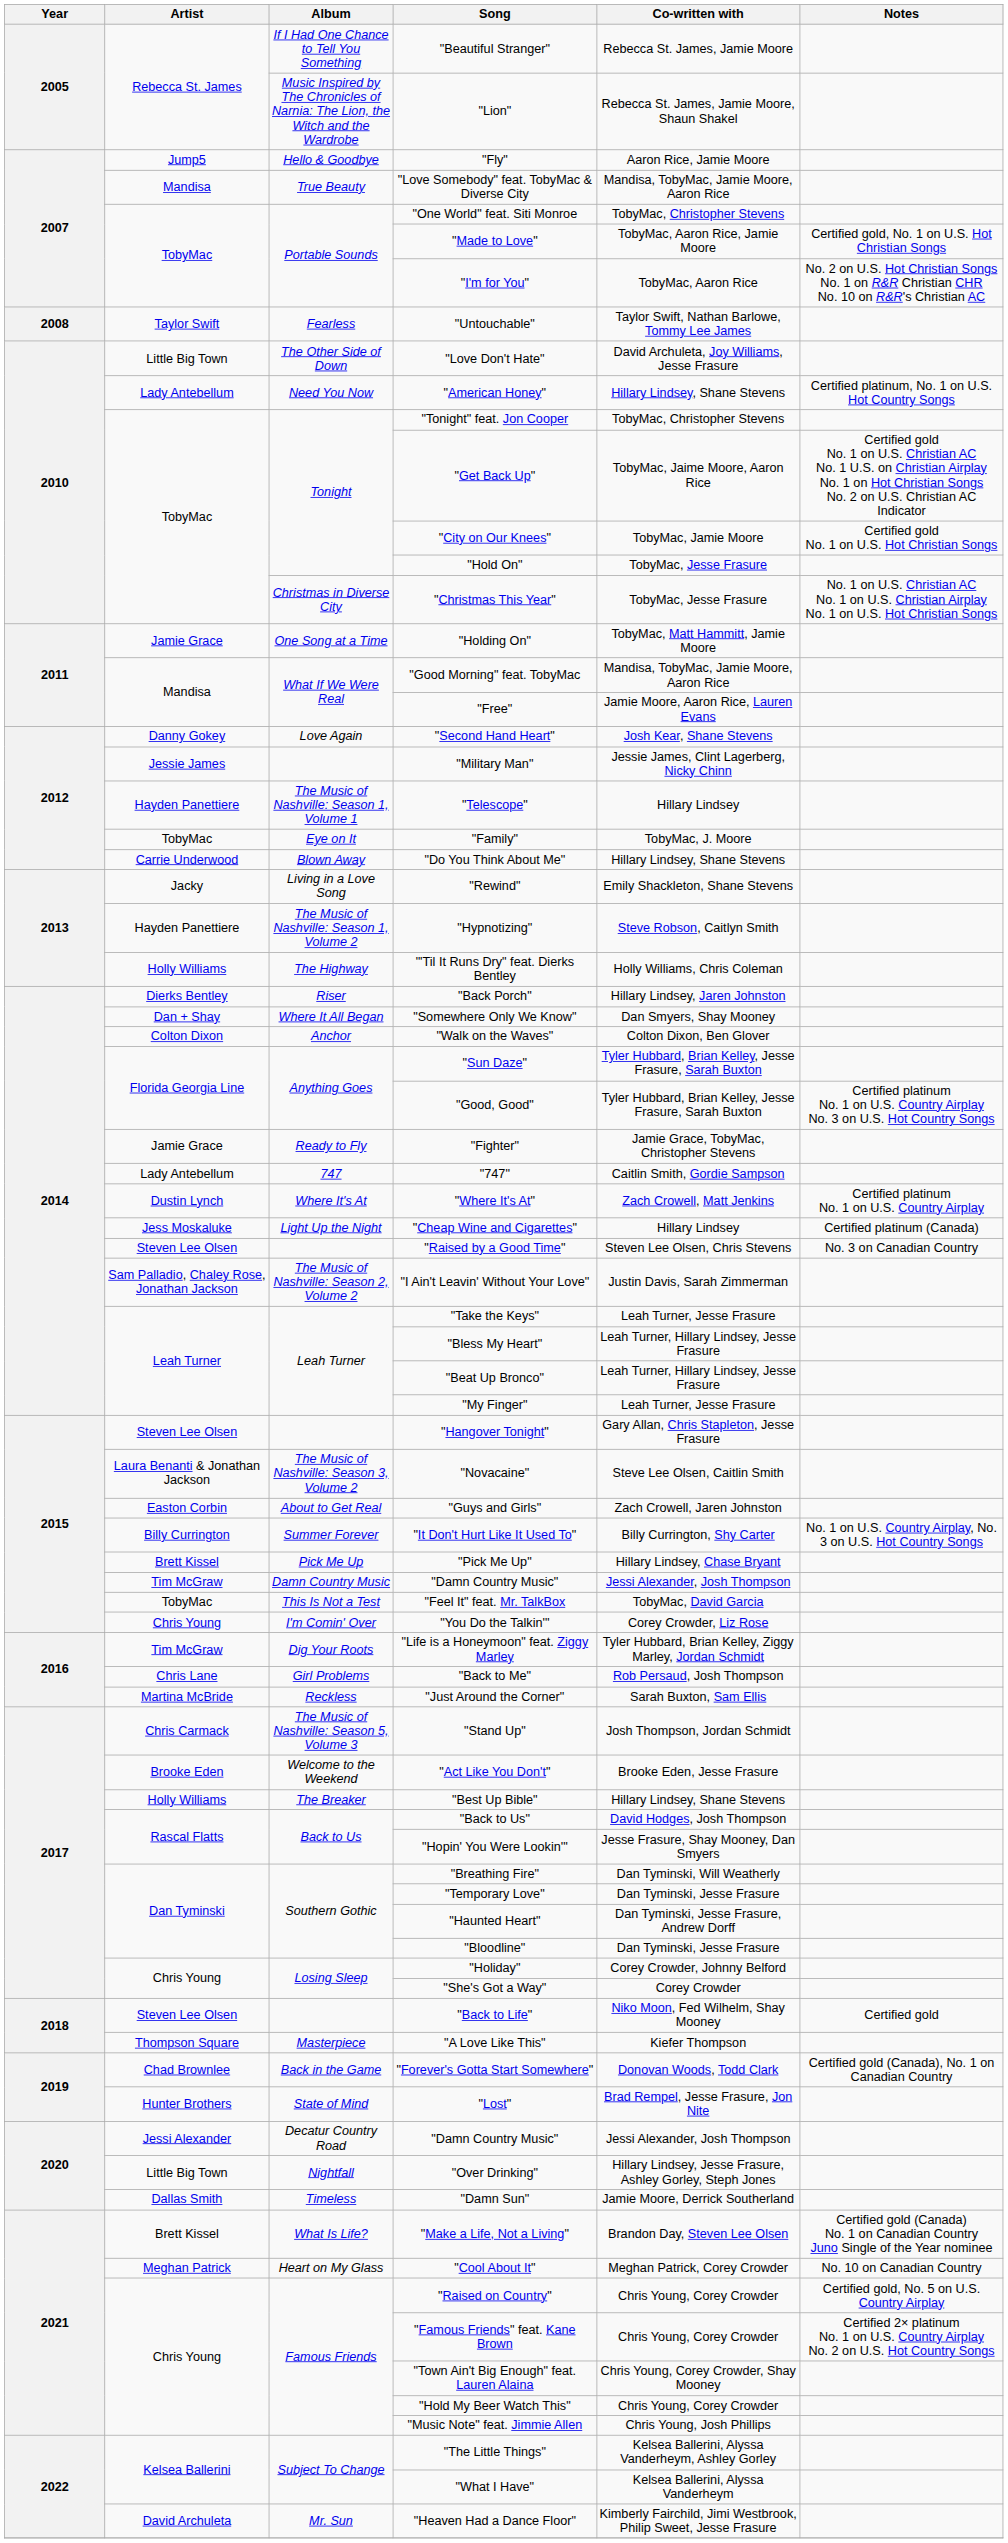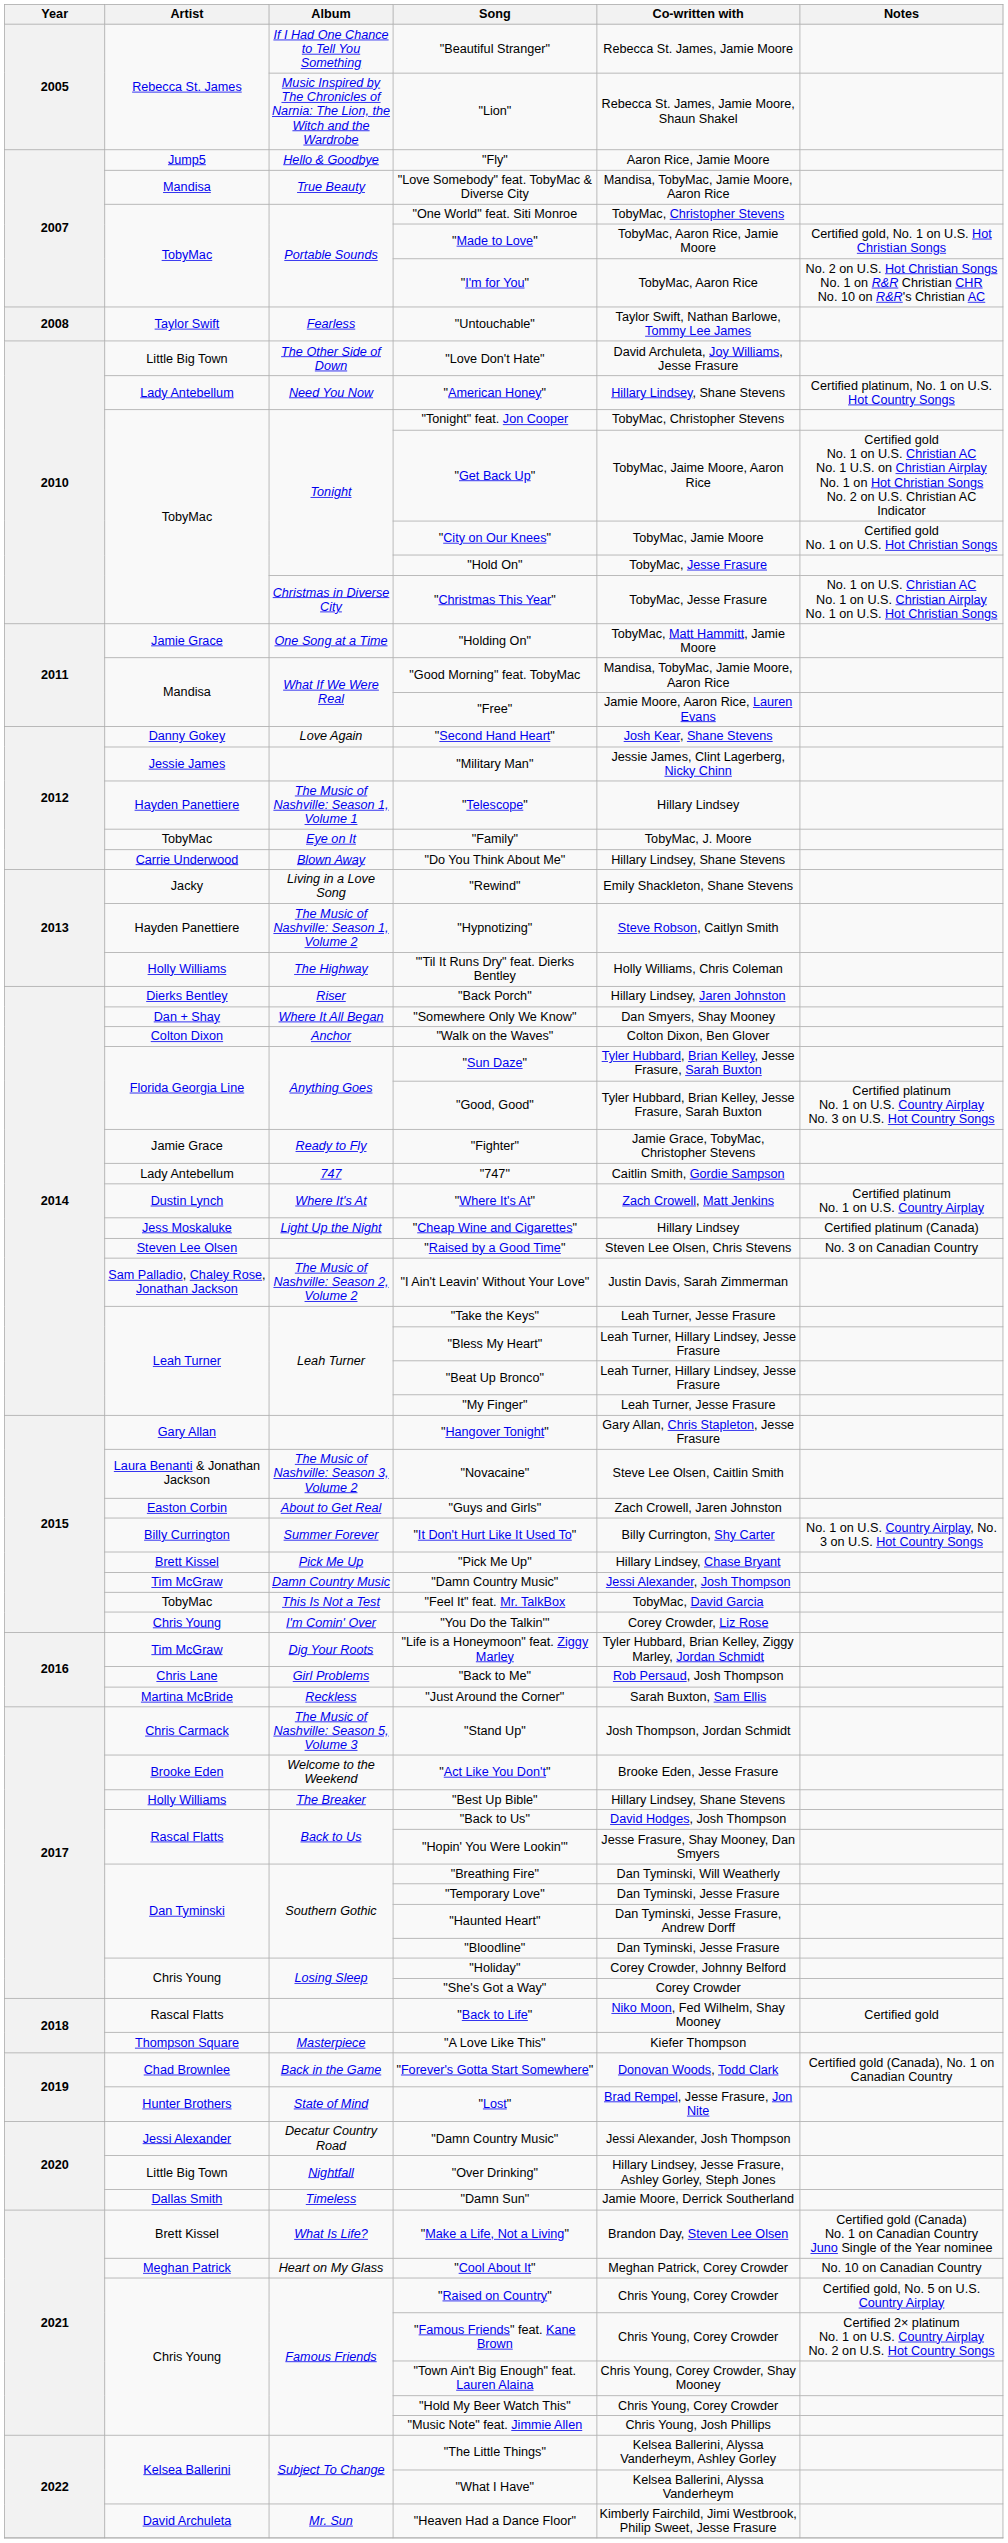(187, 1432) Steven Lee Olsen -> (187, 1432) Gary Allan
(187, 2015) Steven Lee Olsen -> (187, 2015) Rascal Flatts
